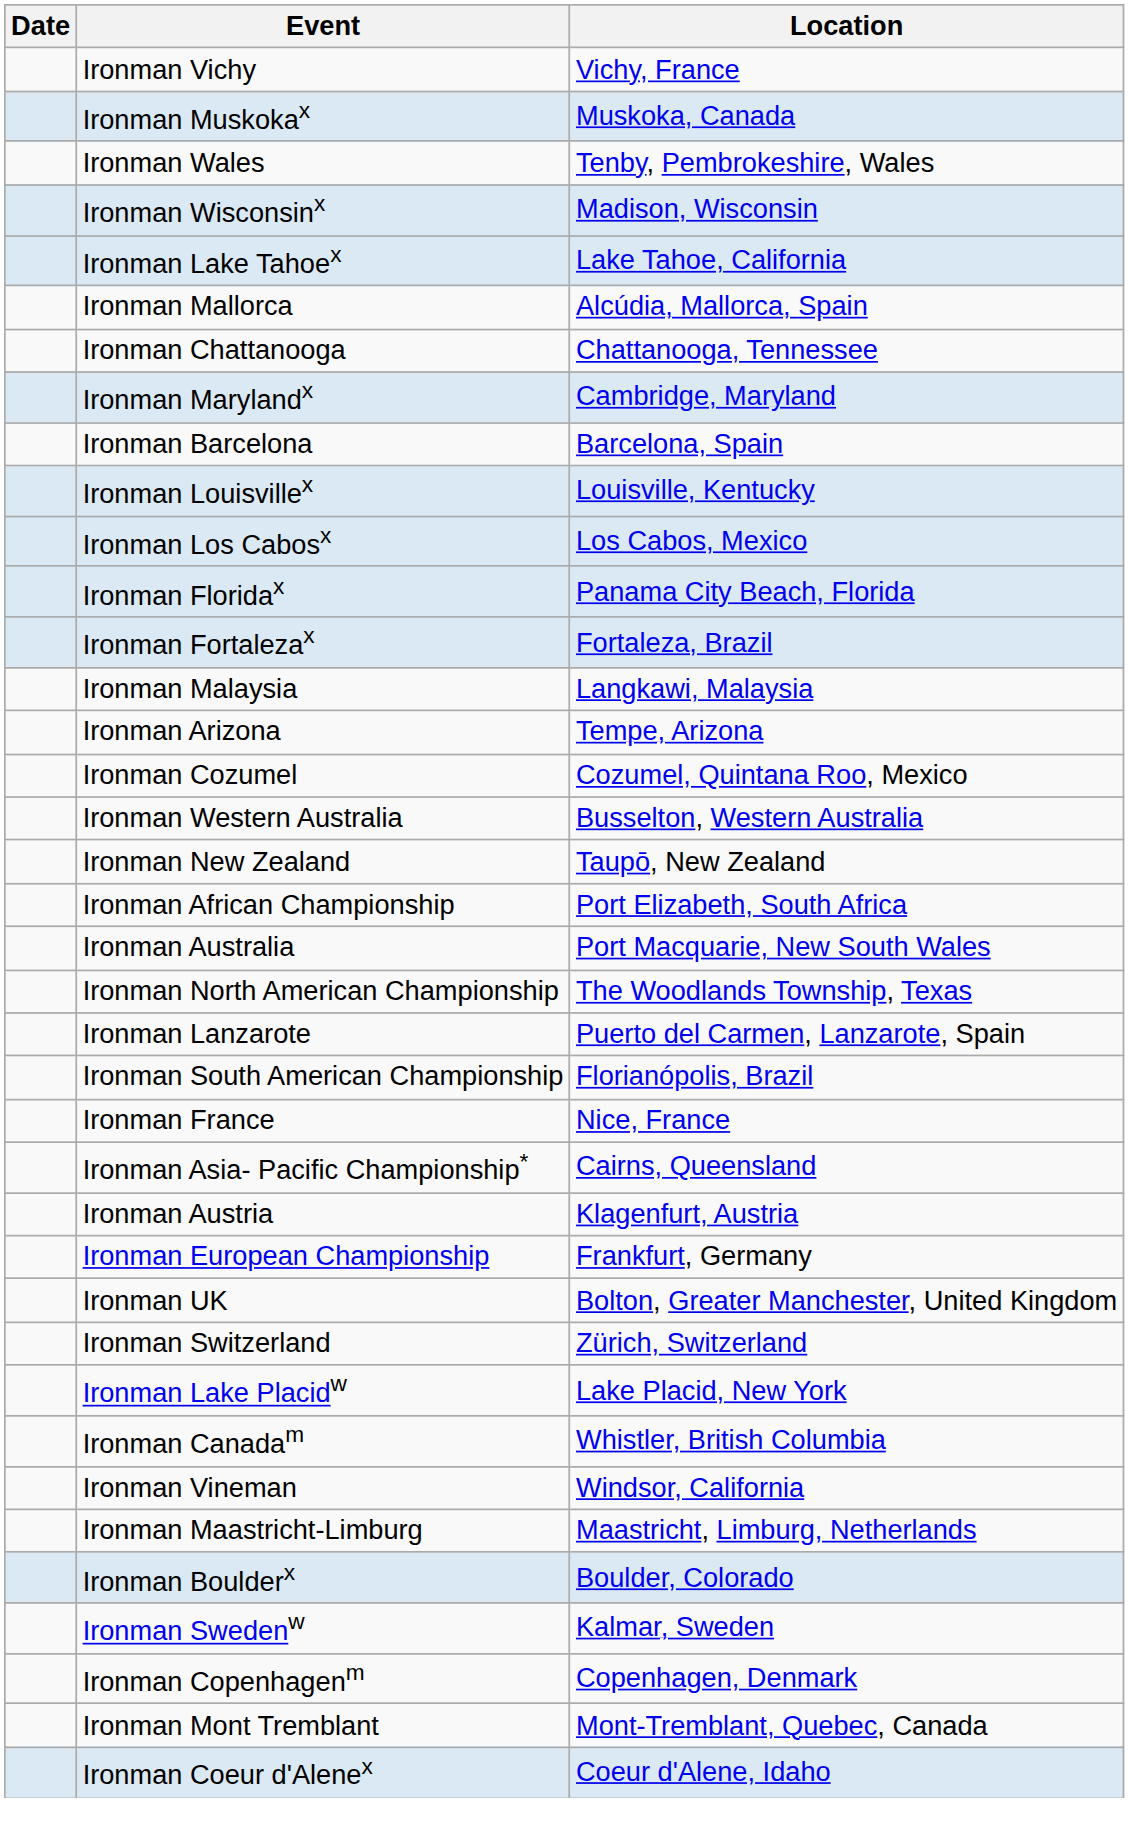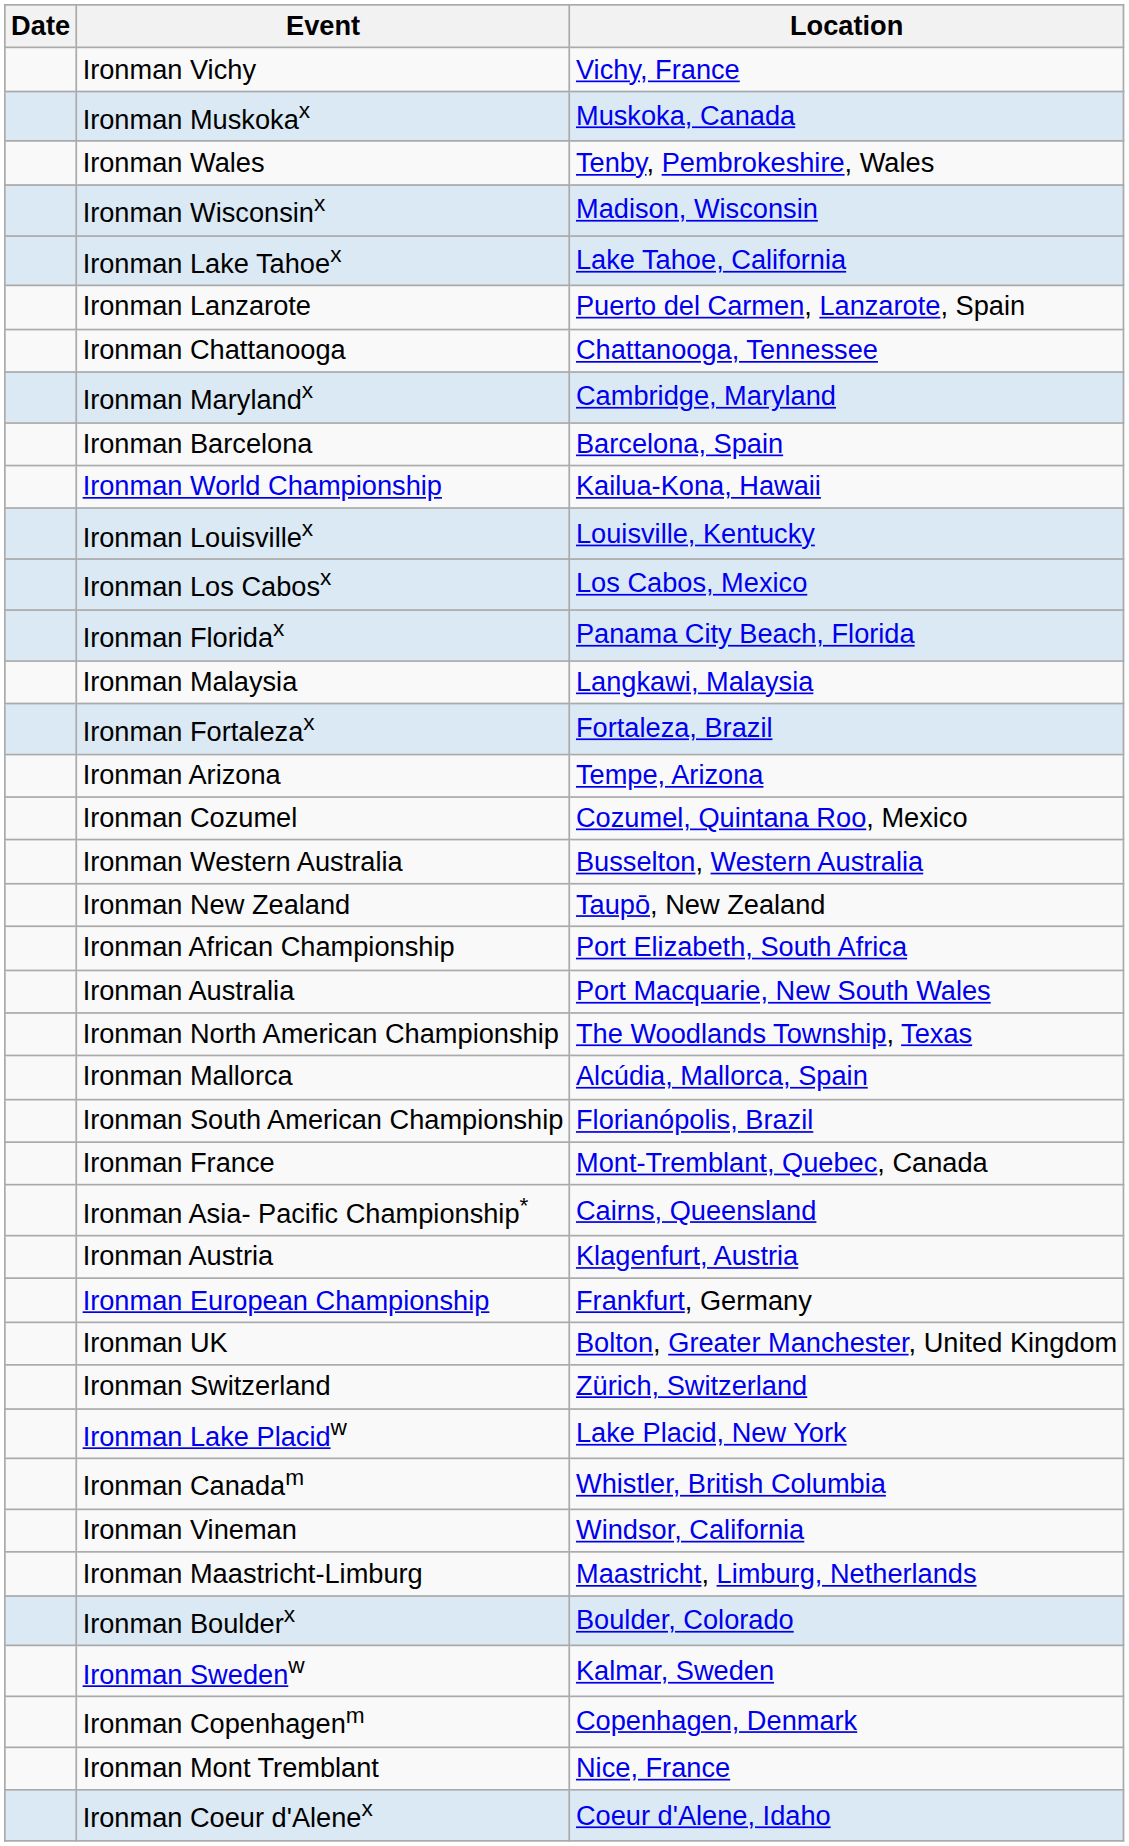rows swapped: (188, 306) <-> (197, 1033)
+ row: (262, 486)
rows swapped: (199, 642) <-> (190, 688)
(653, 1120) Nice, France -> (782, 1163) Mont-Tremblant, Quebec, Canada
(782, 1725) Mont-Tremblant, Quebec, Canada -> (653, 1768) Nice, France
